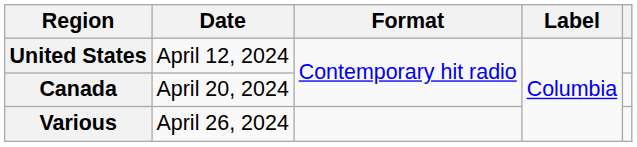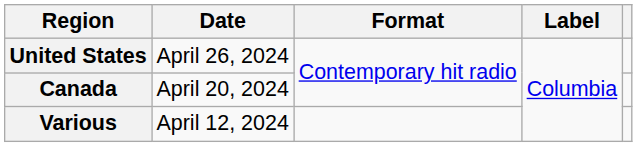(223, 55) April 12, 2024 -> (223, 55) April 26, 2024
(223, 123) April 26, 2024 -> (223, 123) April 12, 2024
